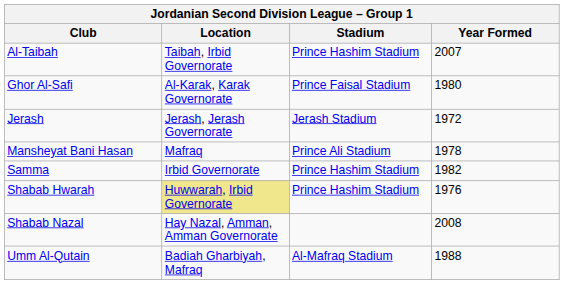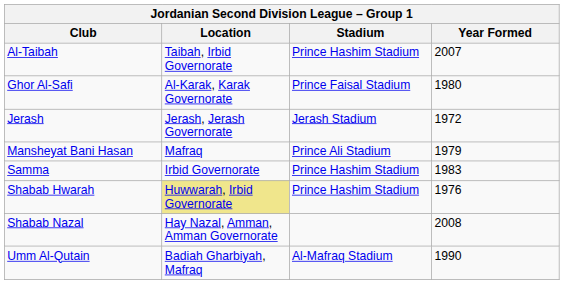(448, 151) 1978 -> (448, 151) 1979
(448, 170) 1982 -> (448, 170) 1983
(448, 256) 1988 -> (448, 256) 1990
